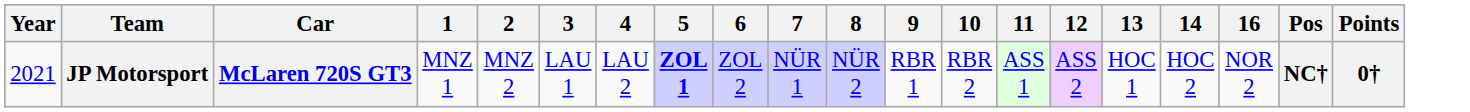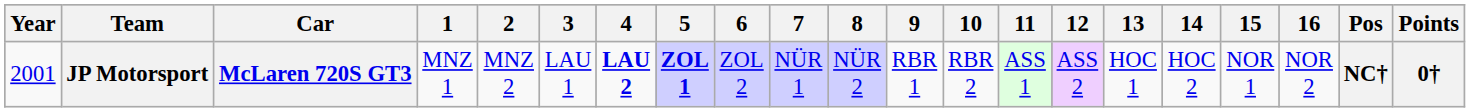+ column: (1250, 22)
(33, 73) 2021 -> (33, 73) 2001
(625, 73) normal -> (626, 73) bold
